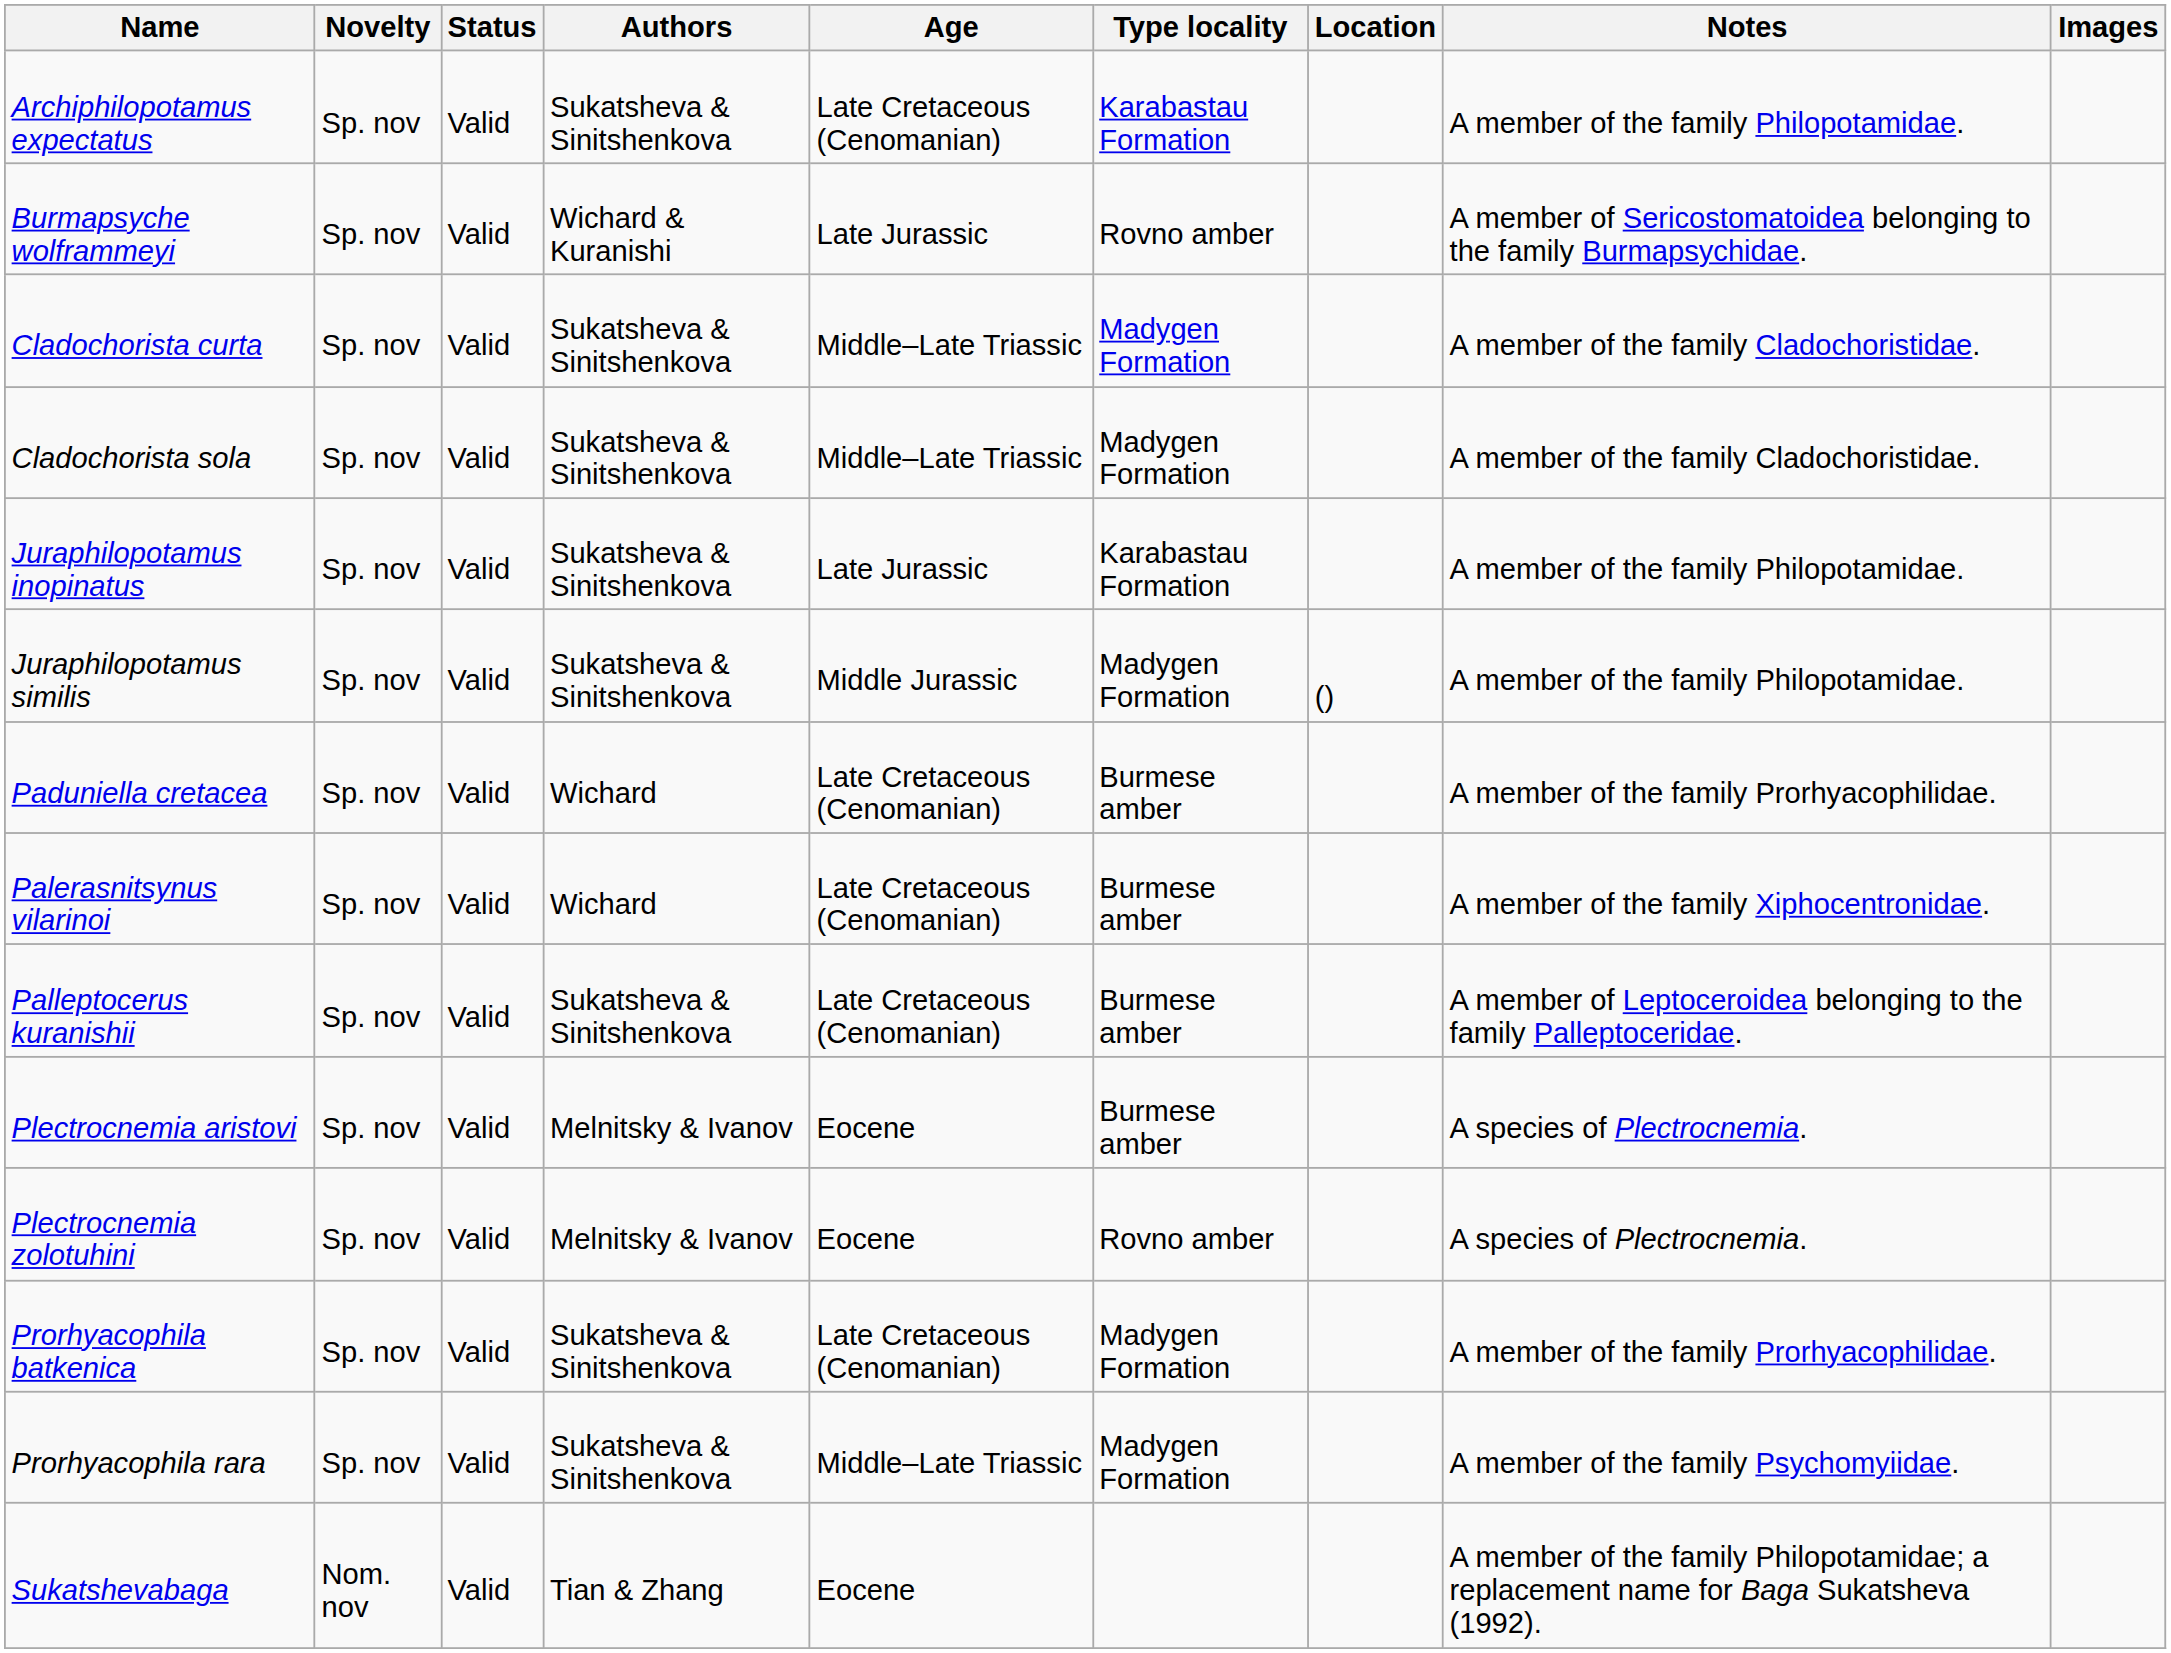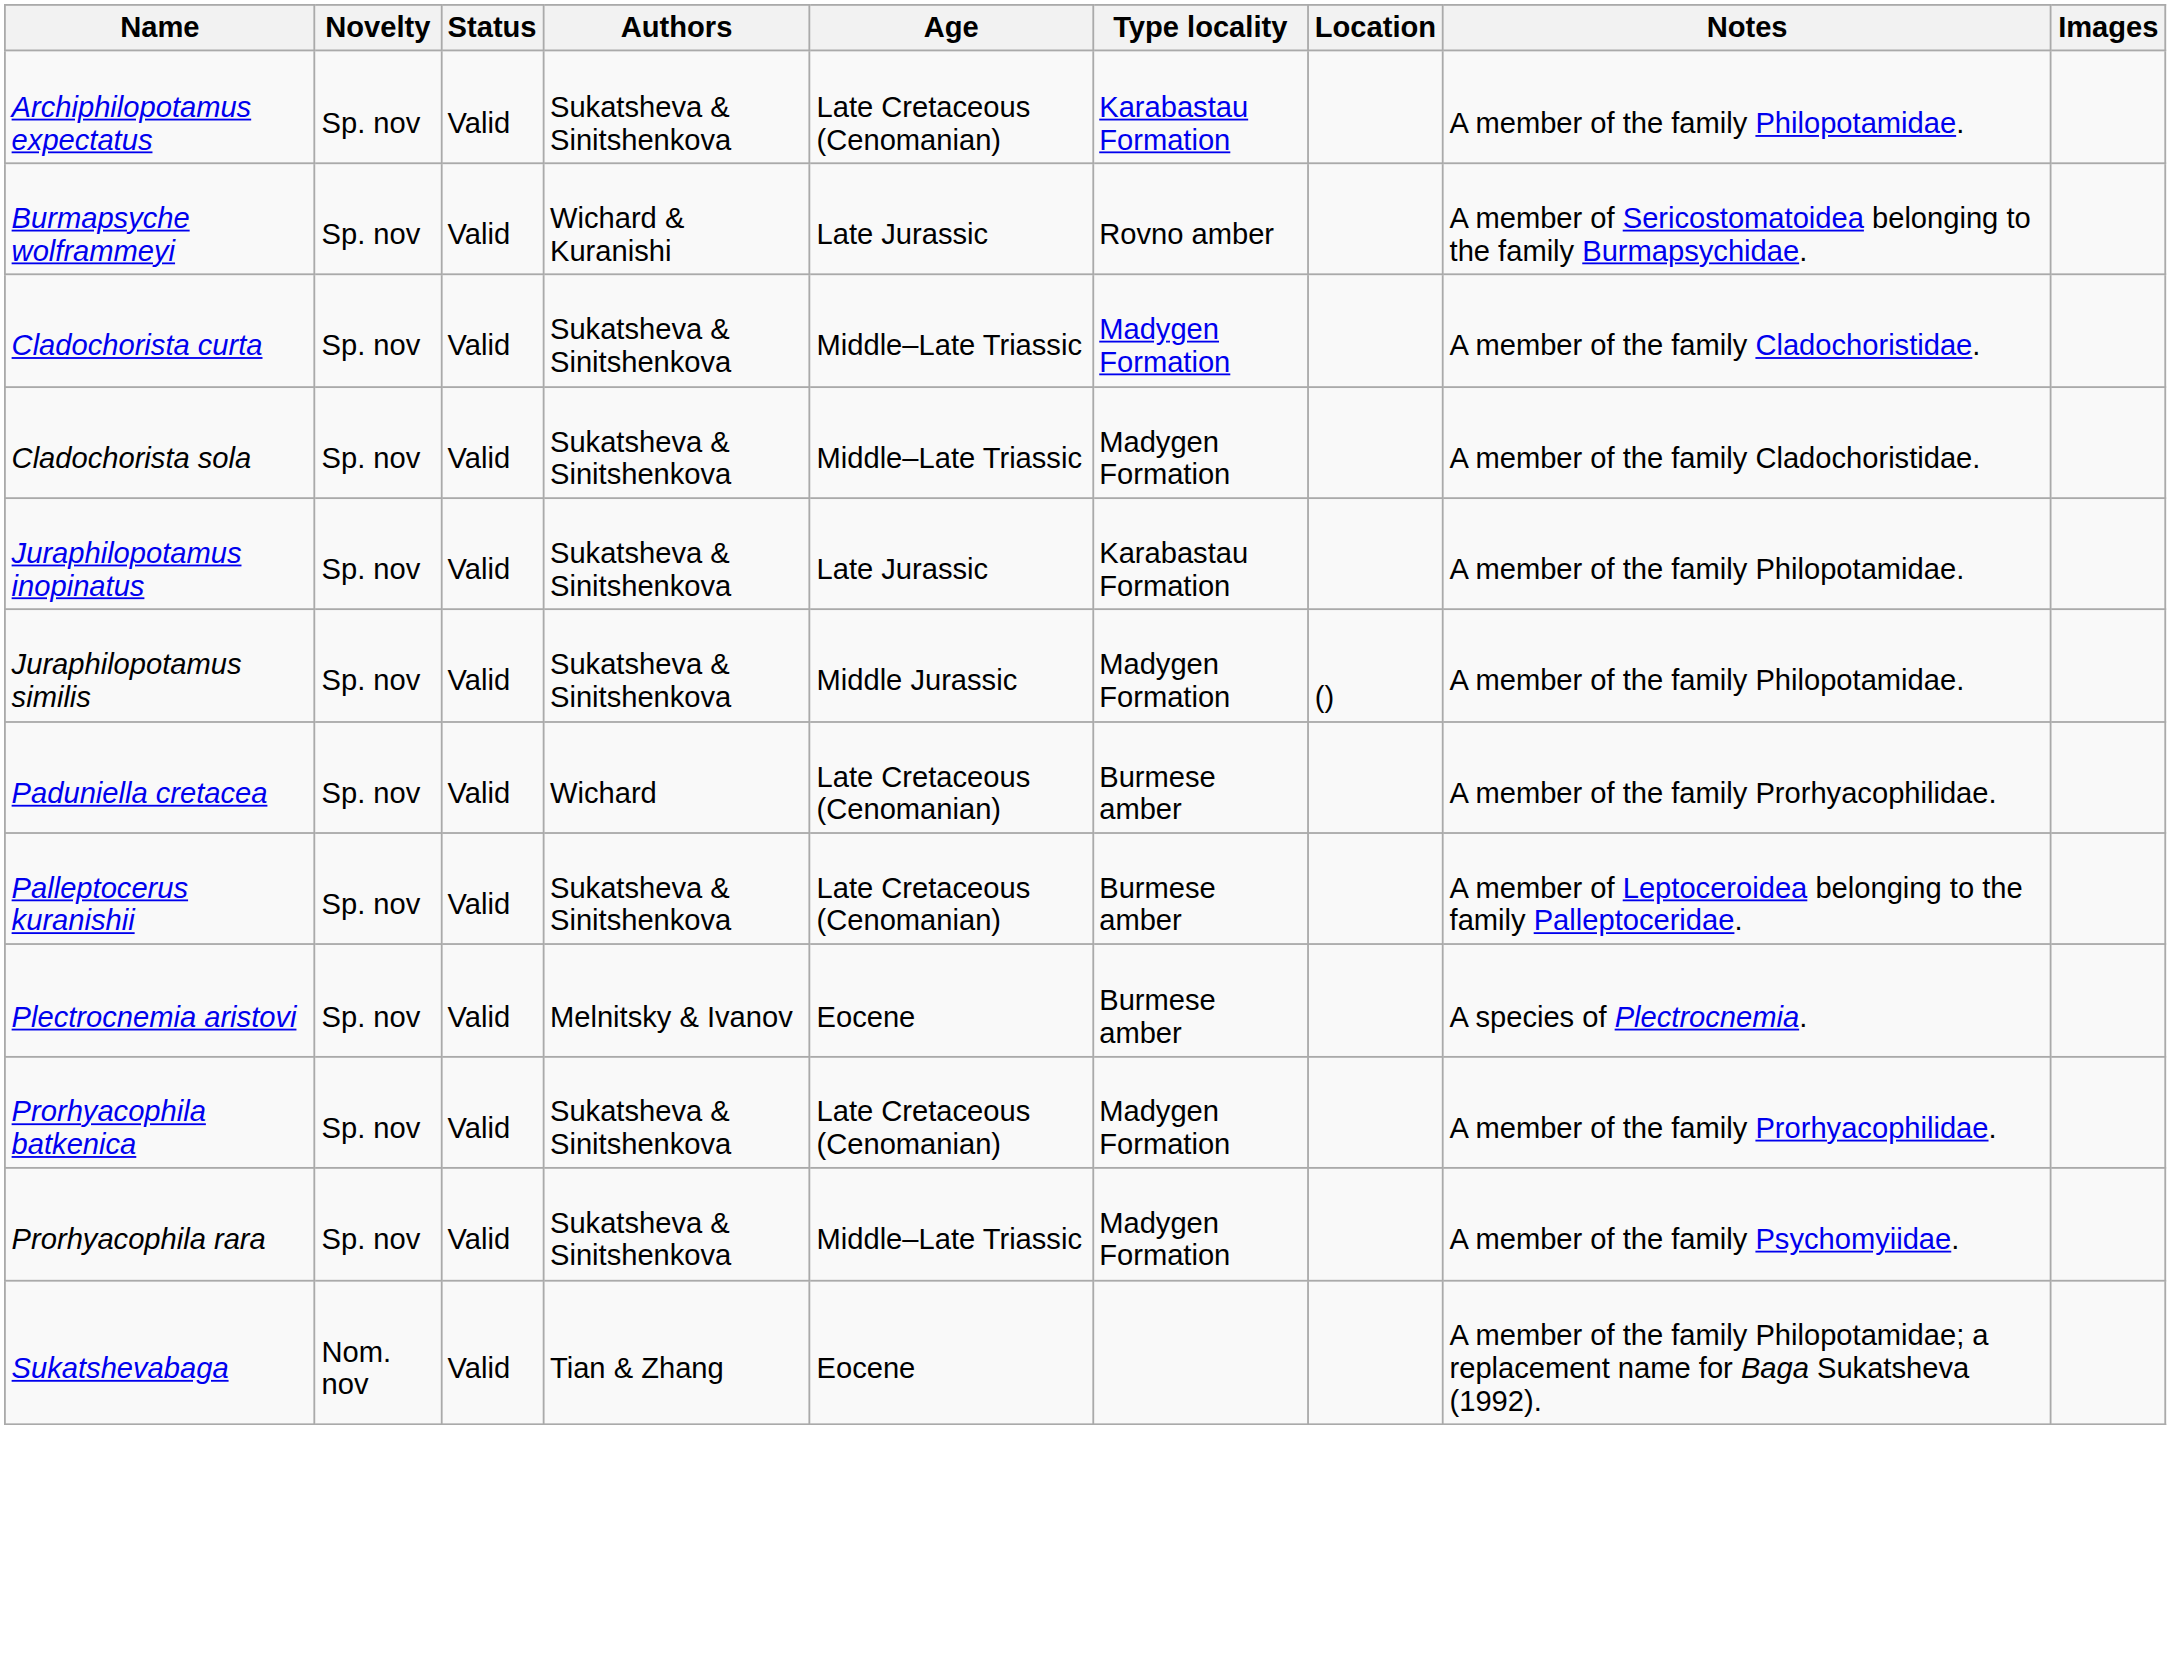- row: (114, 904)
- row: (104, 1239)
